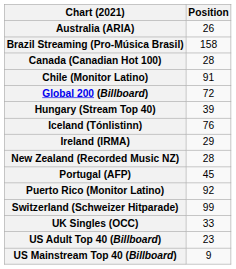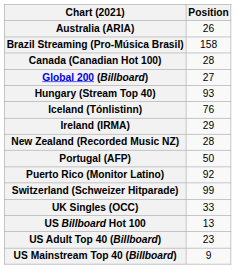- row: (95, 77)
(209, 93) 72 -> (209, 77) 27
(209, 110) 39 -> (209, 93) 93
(209, 175) 45 -> (209, 158) 50
+ row: (95, 223)
